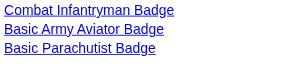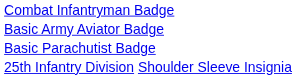+ row: (148, 67)
